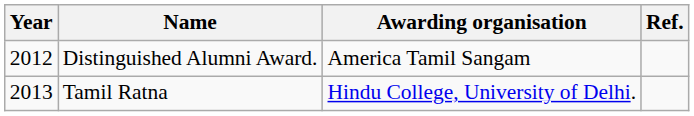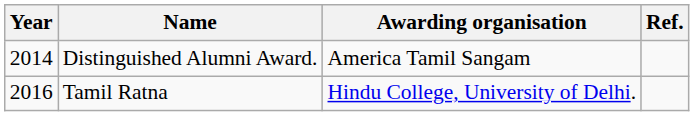(31, 57) 2012 -> (31, 57) 2014
(31, 93) 2013 -> (31, 93) 2016
